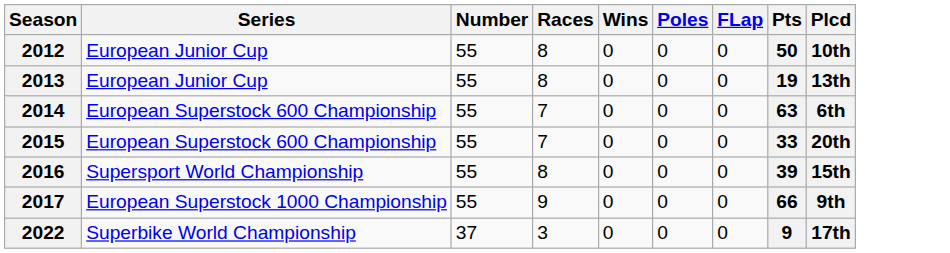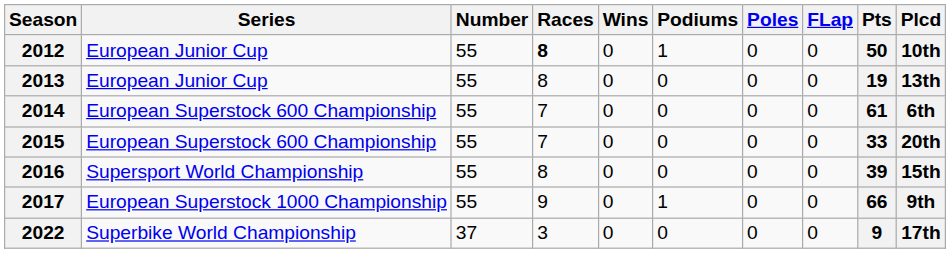+ column: (698, 19)
(543, 50) normal -> (543, 50) bold
(787, 111) 63 -> (877, 111) 61
